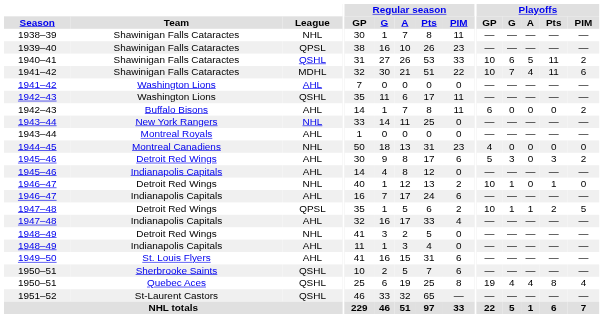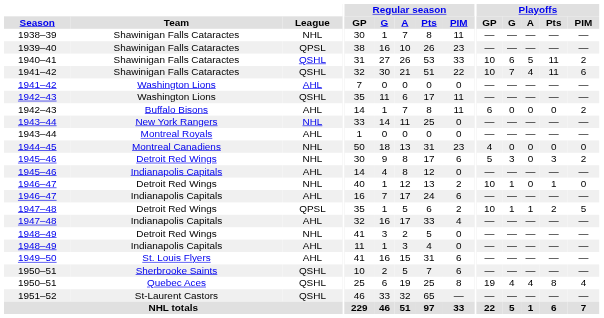(312, 72) MDHL -> (312, 72) QSHL
(312, 159) AHL -> (312, 159) NHL
